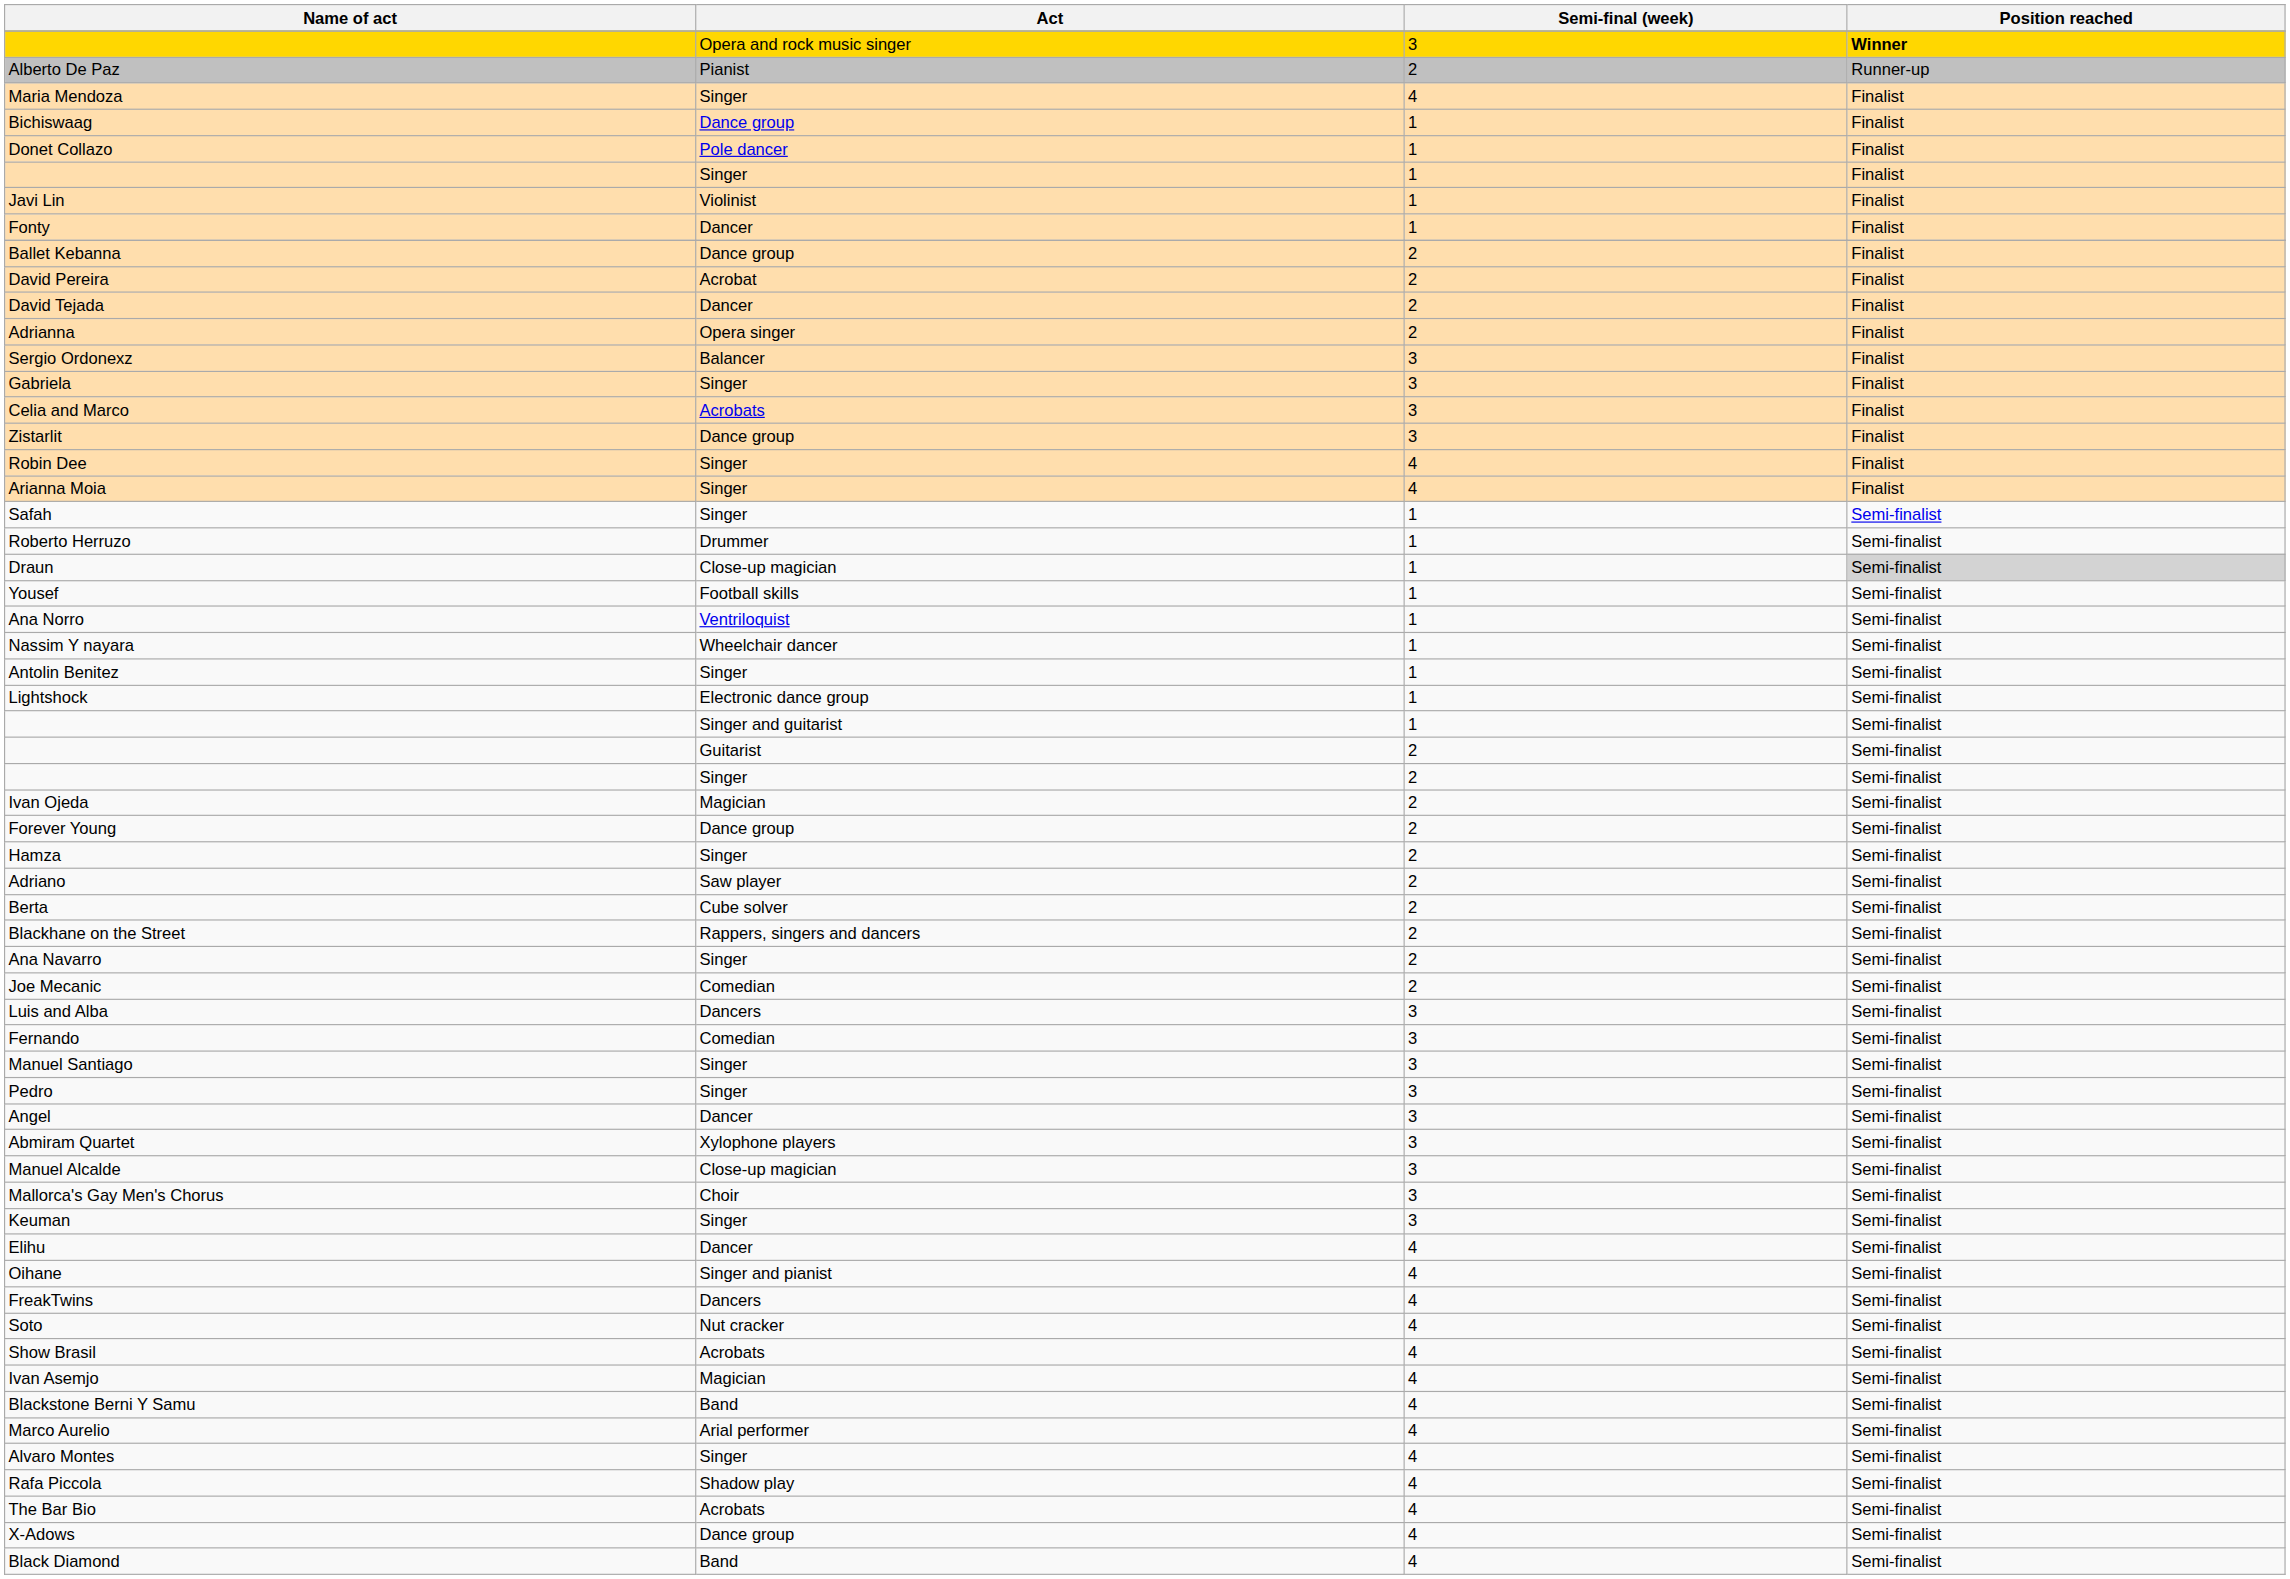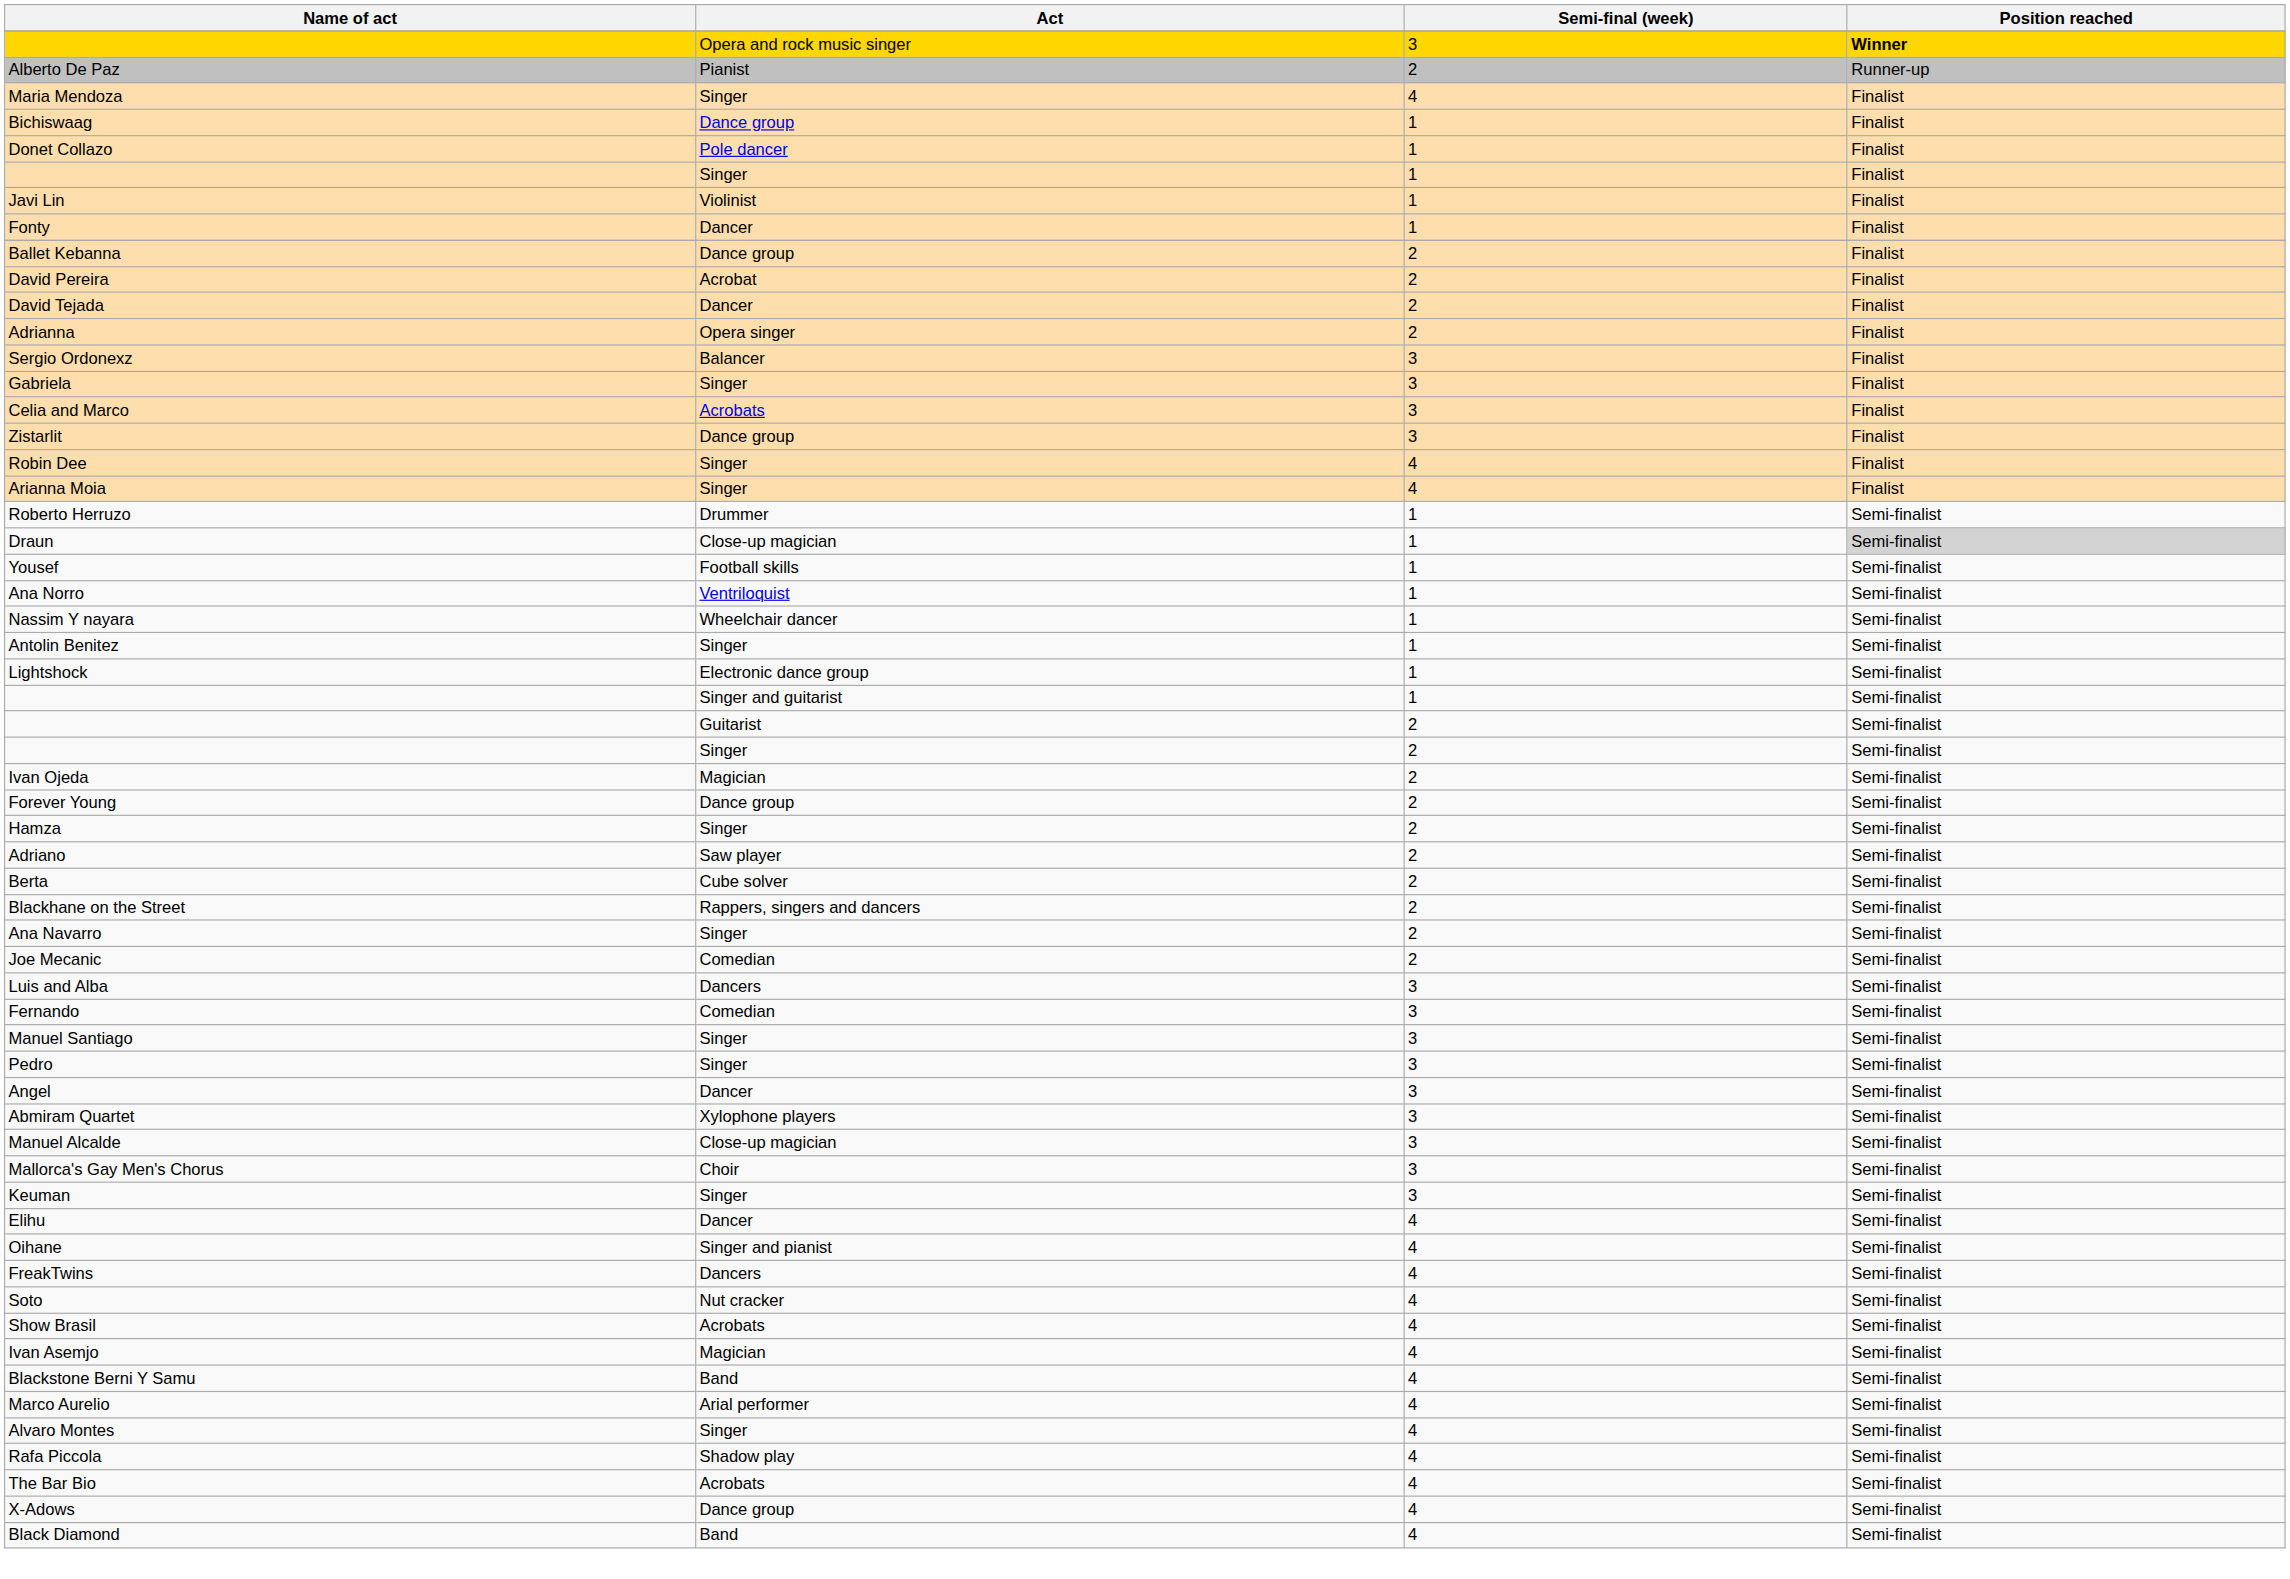- row: (30, 515)
